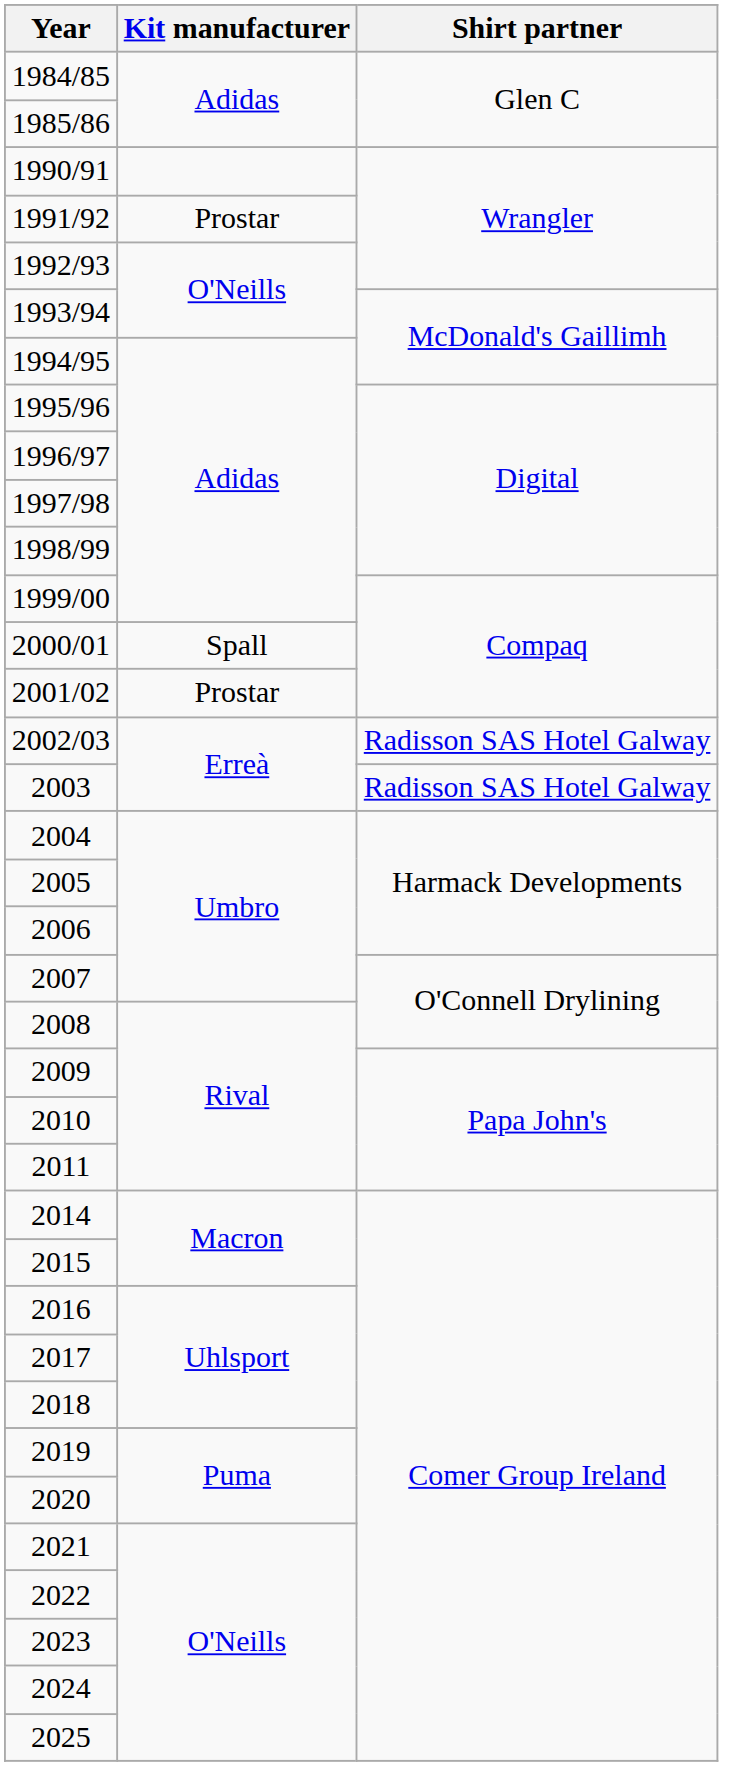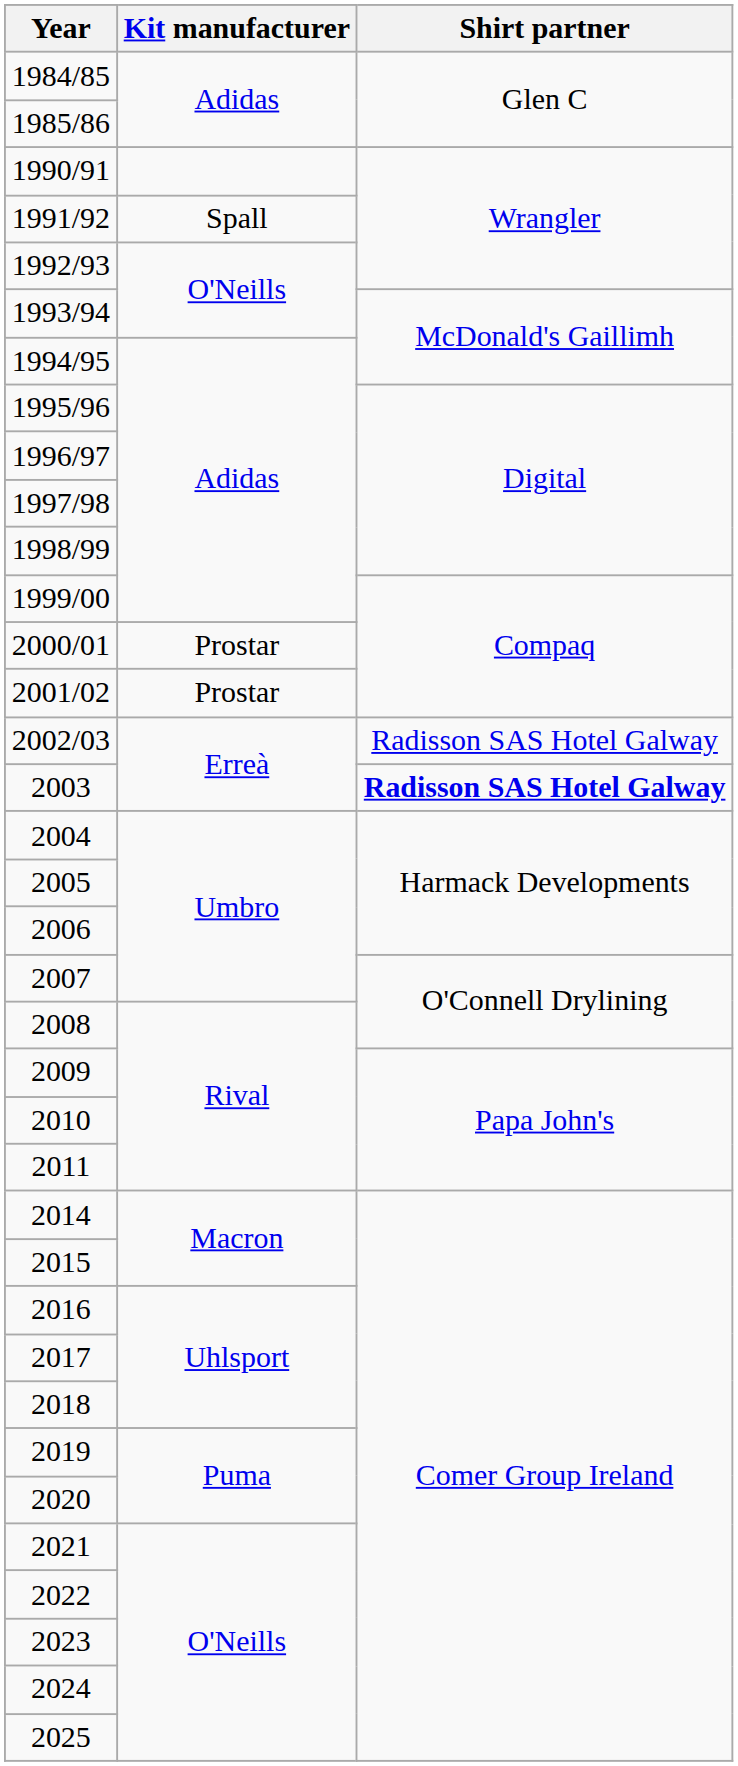(237, 218) Prostar -> (237, 218) Spall
(237, 645) Spall -> (237, 645) Prostar
(537, 787) normal -> (545, 787) bold
